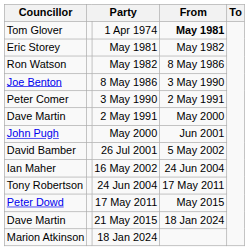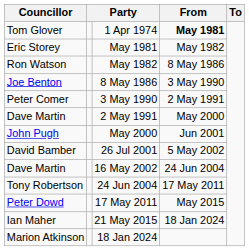(31, 168) Ian Maher -> (36, 168) Dave Martin
(36, 220) Dave Martin -> (31, 220) Ian Maher
